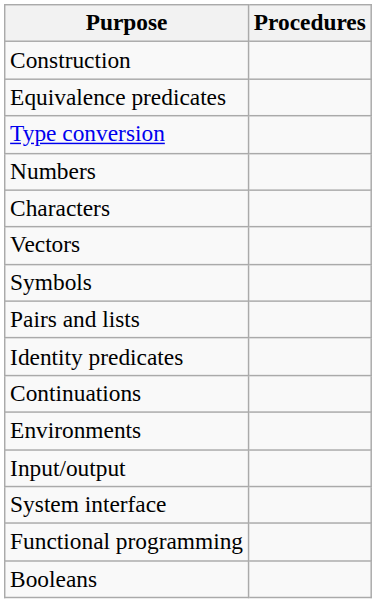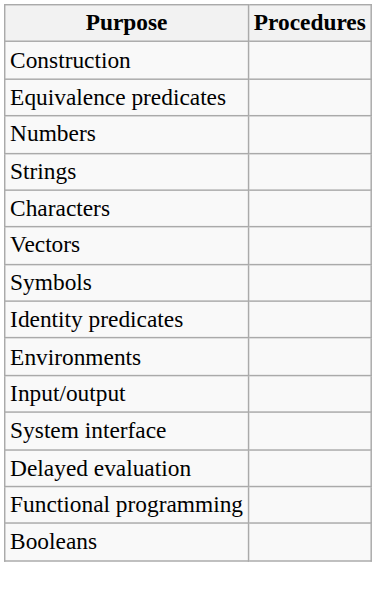- row: (87, 134)
+ row: (43, 171)
- row: (75, 319)
- row: (76, 393)
+ row: (101, 467)
